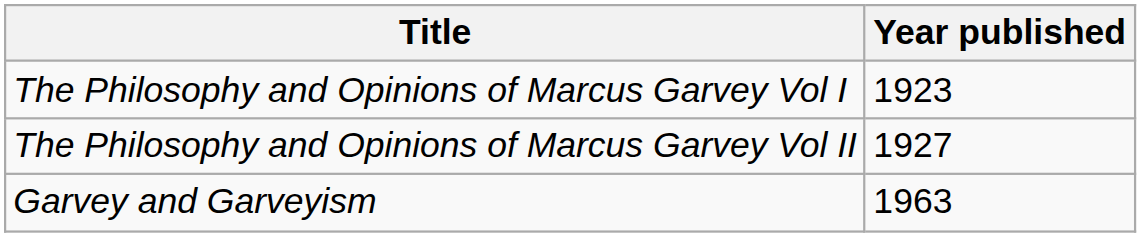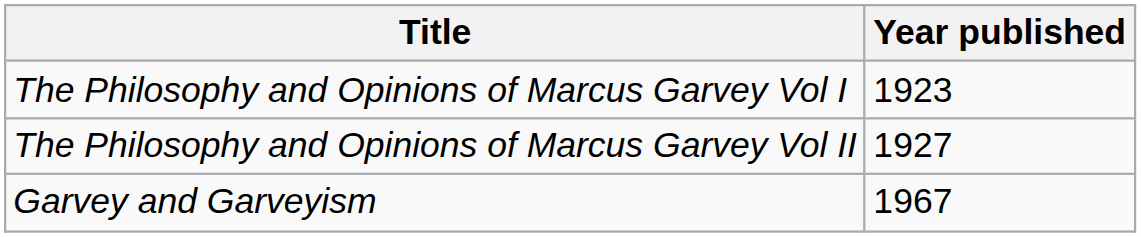(913, 201) 1963 -> (913, 201) 1967
